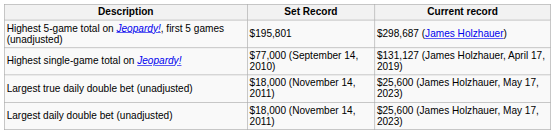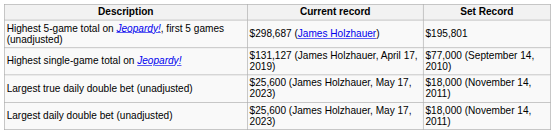columns swapped: (311, 12) <-> (463, 12)
